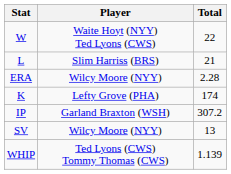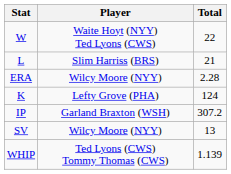(210, 95) 174 -> (210, 95) 124
